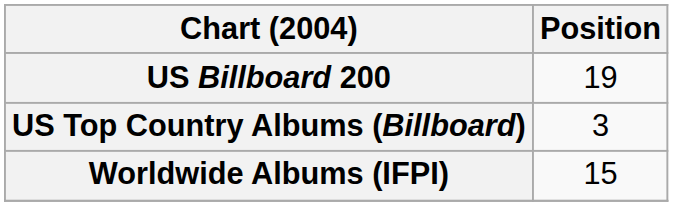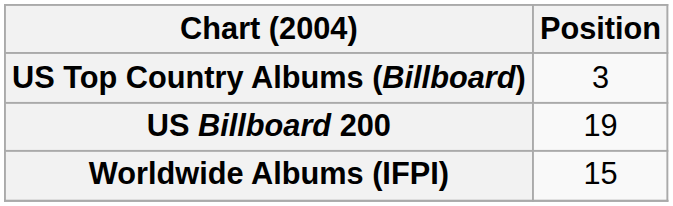rows swapped: (269, 77) <-> (269, 126)
